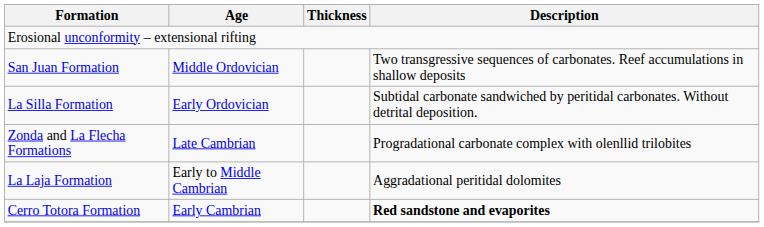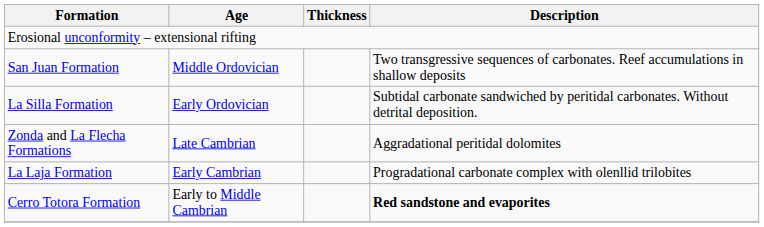(532, 142) Progradational carbonate complex with olenllid trilobites -> (467, 142) Aggradational peritidal dolomites
(216, 180) Early to Middle Cambrian -> (217, 172) Early Cambrian
(467, 180) Aggradational peritidal dolomites -> (532, 172) Progradational carbonate complex with olenllid trilobites
(217, 210) Early Cambrian -> (216, 202) Early to Middle Cambrian
